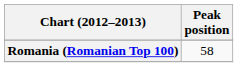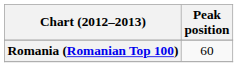(207, 51) 58 -> (207, 51) 60
